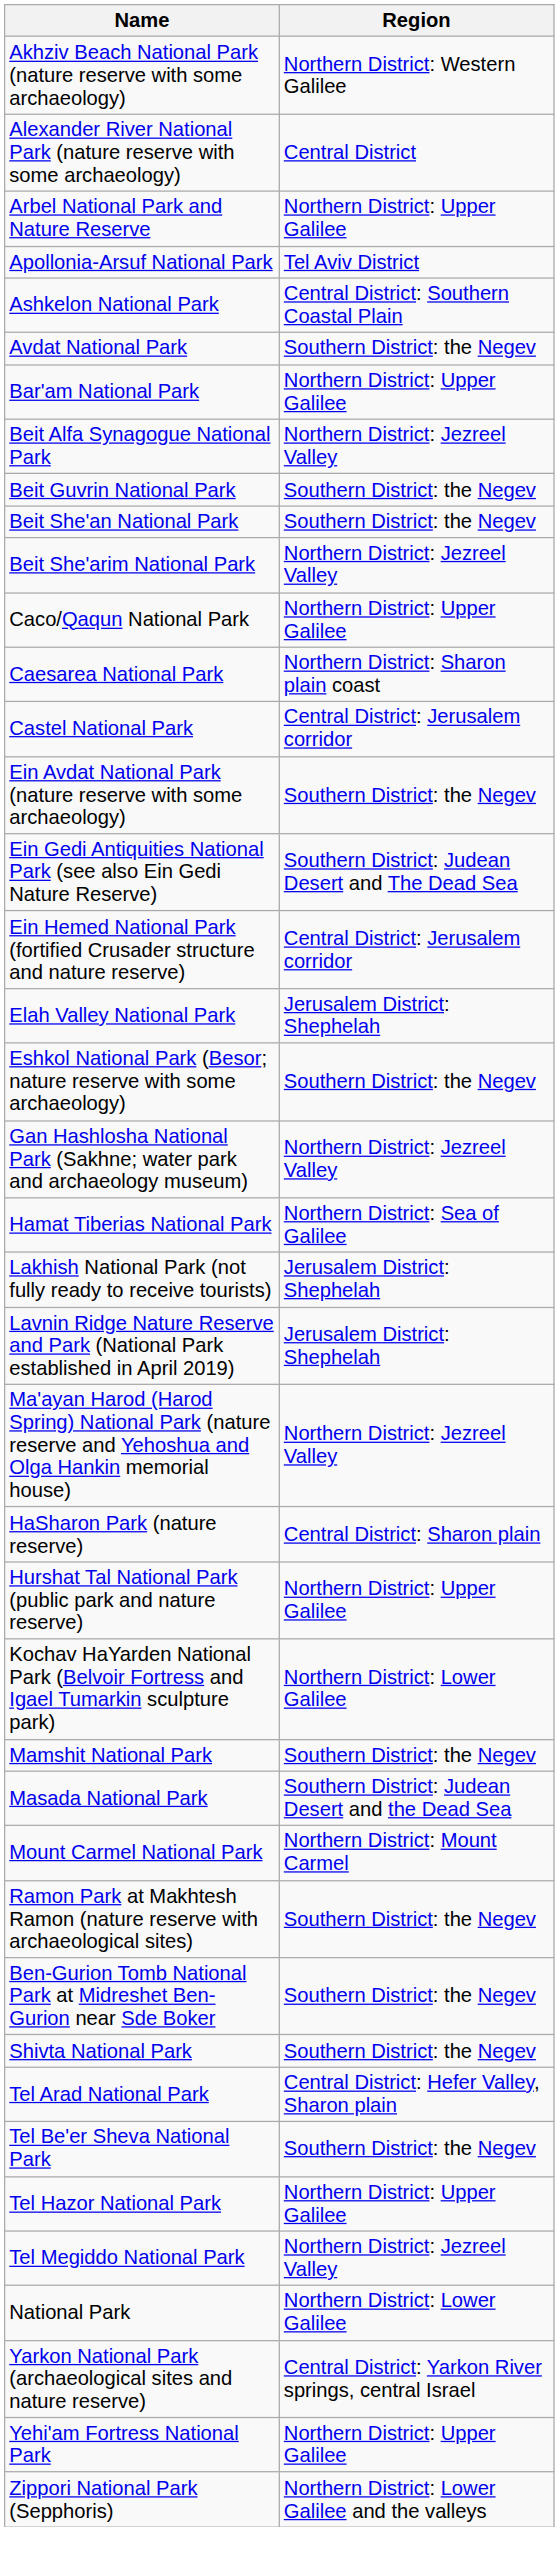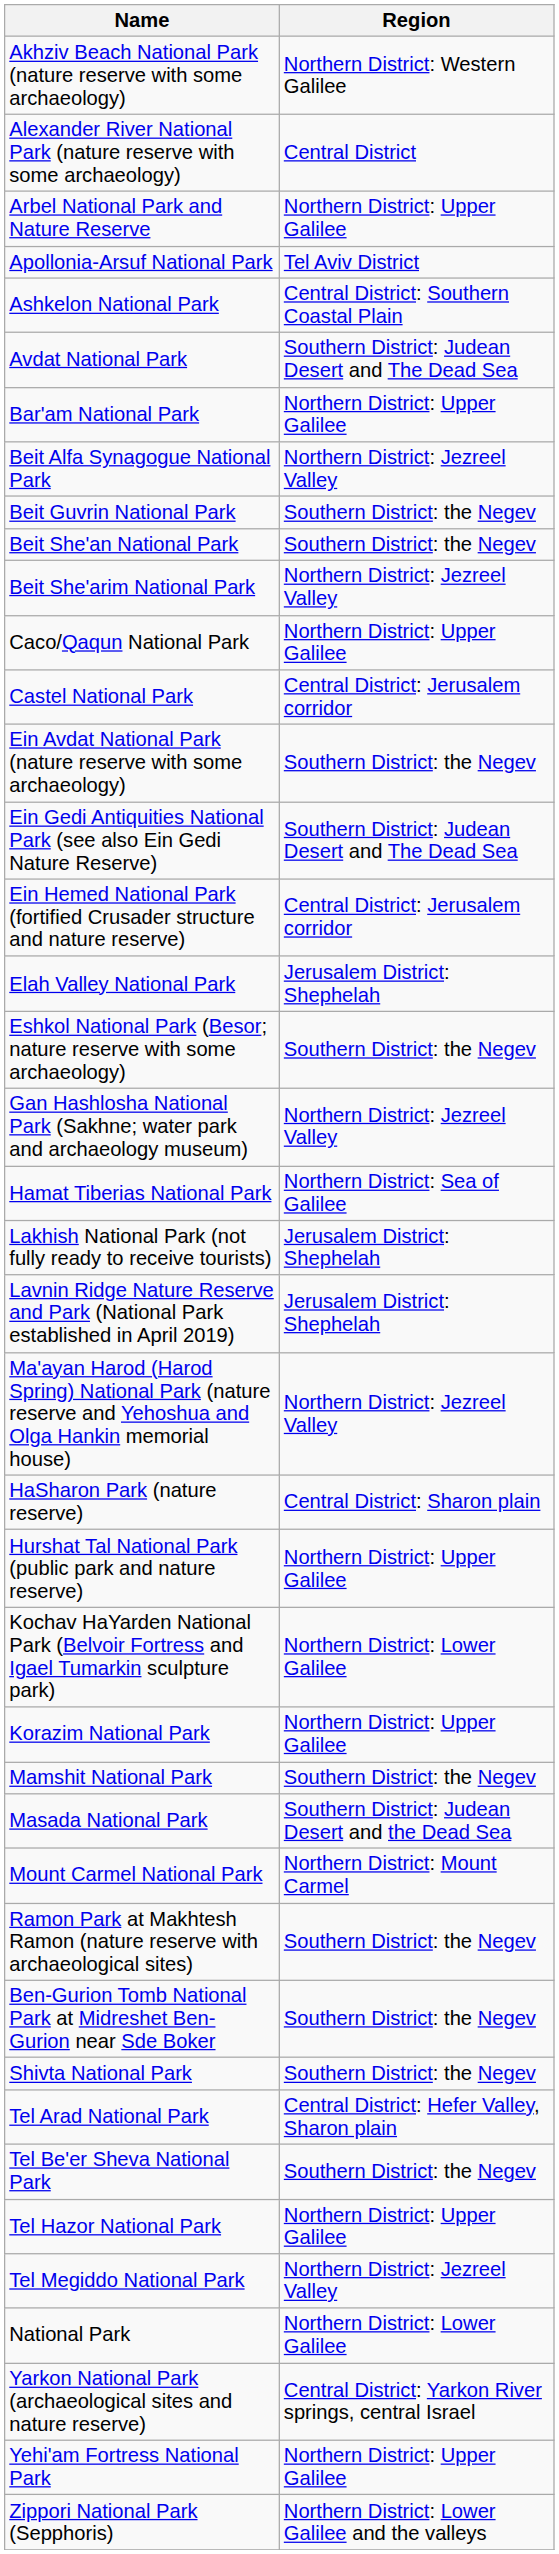(410, 348) Southern District: the Negev -> (401, 359) Southern District: Judean Desert and The Dead Sea
- row: (116, 674)
+ row: (110, 1734)
